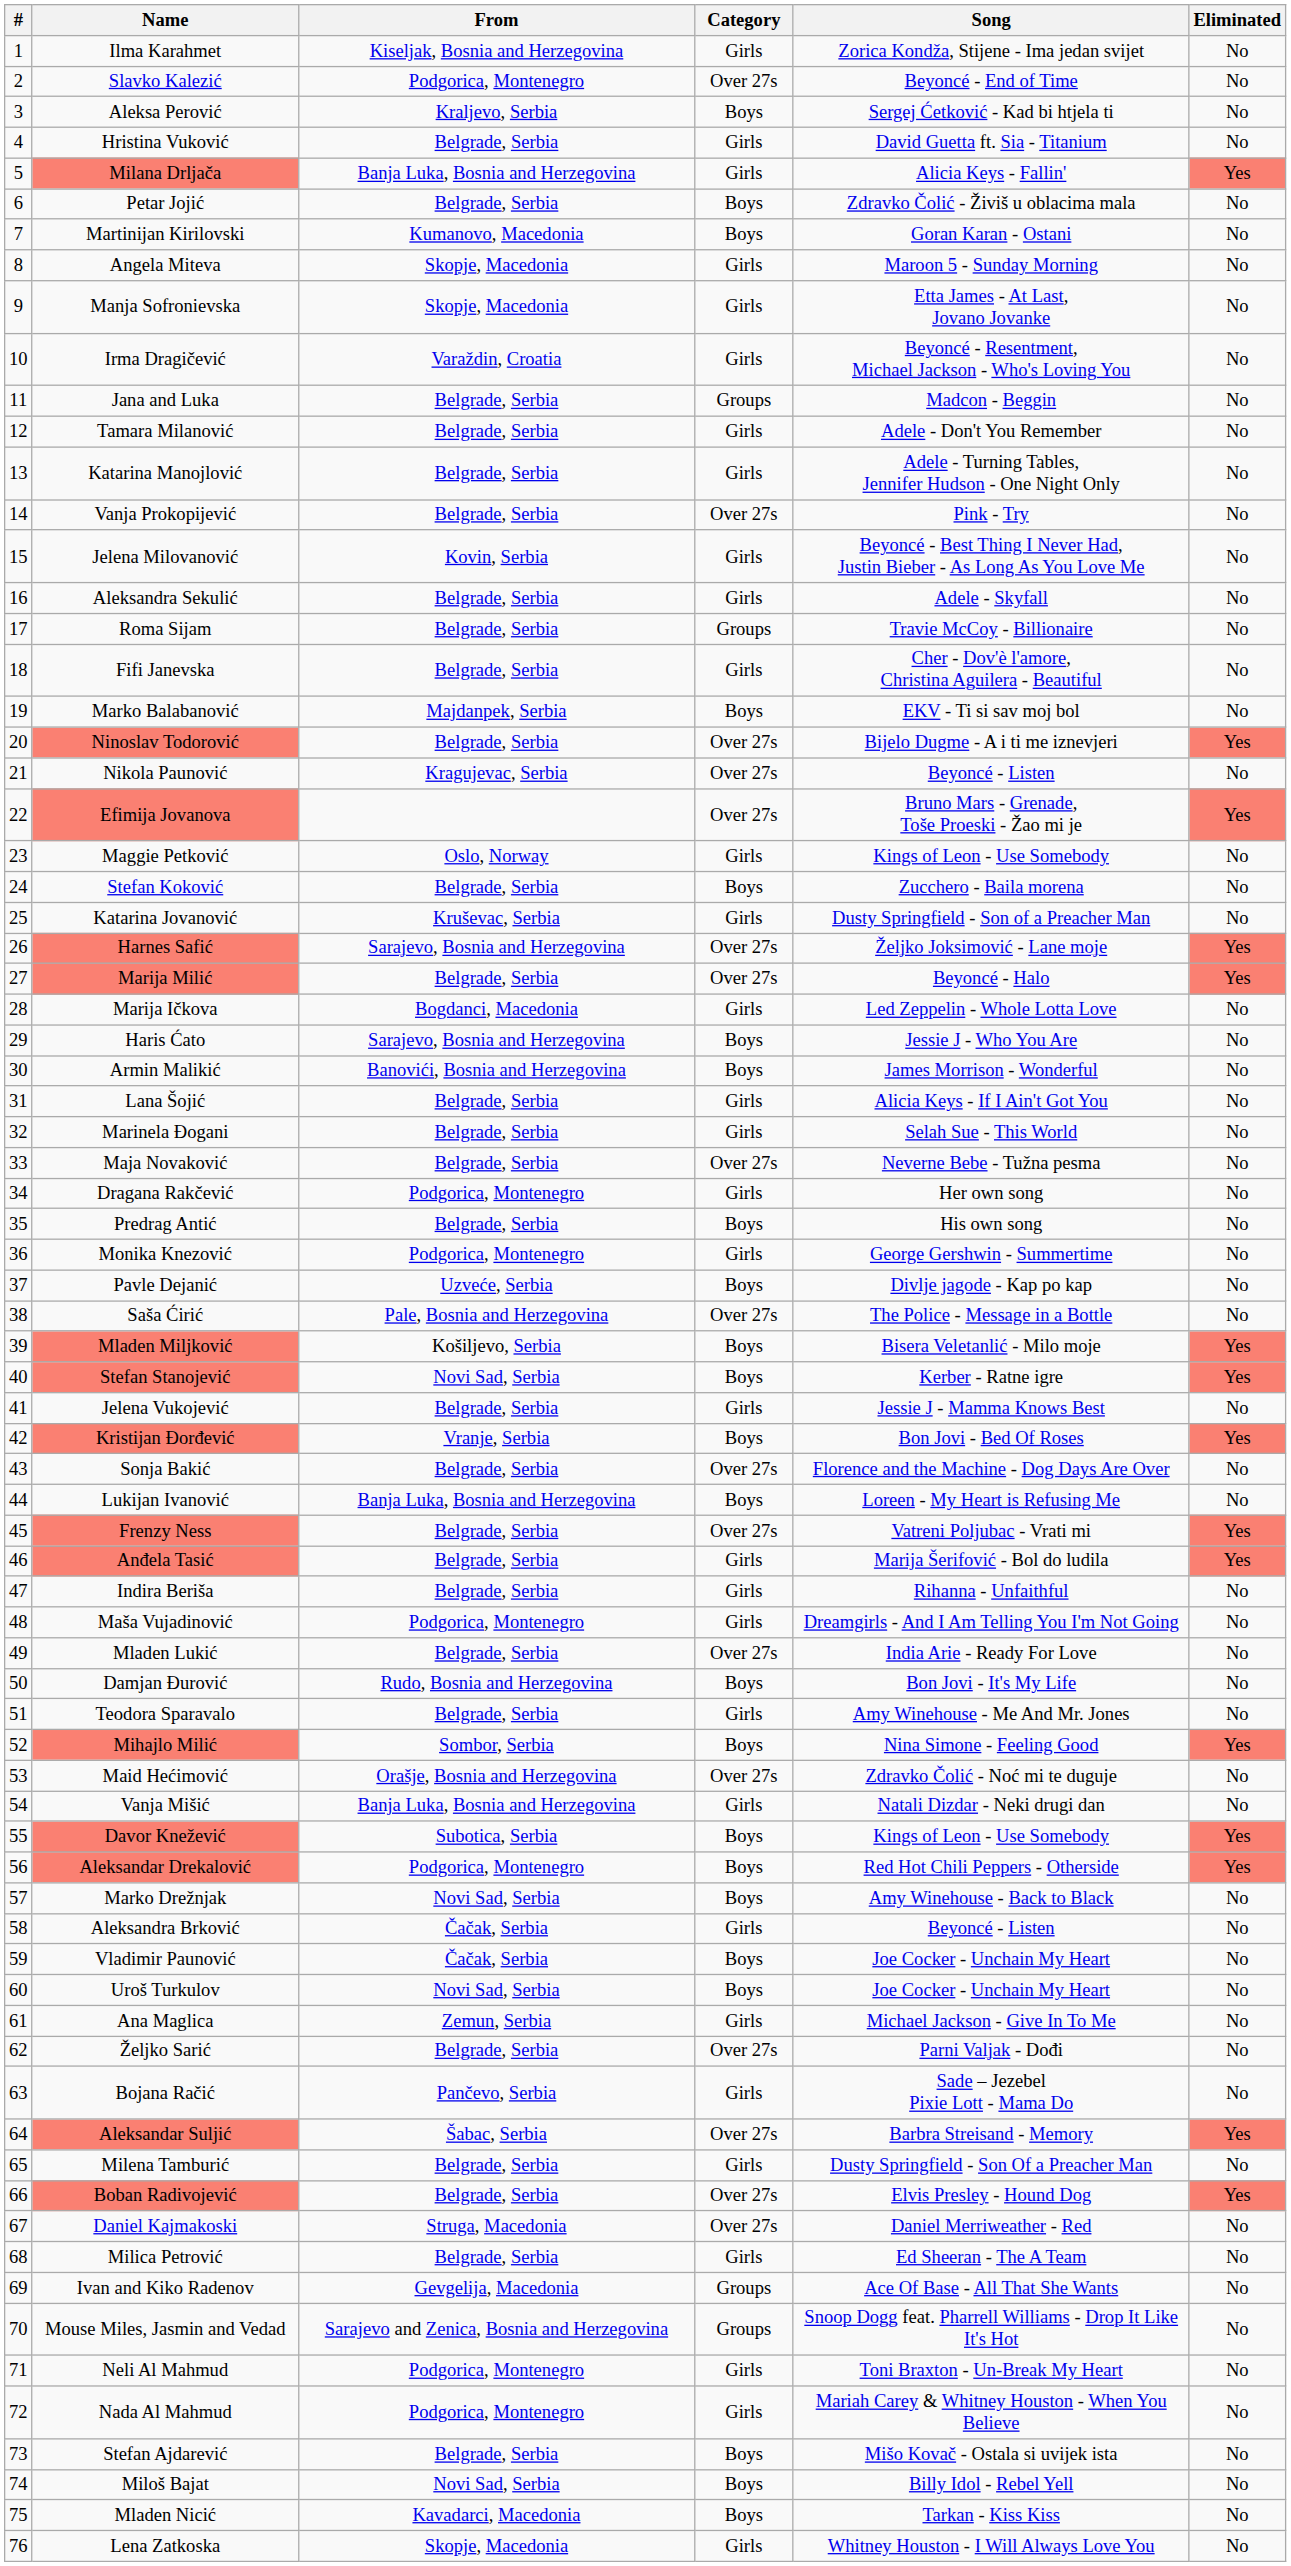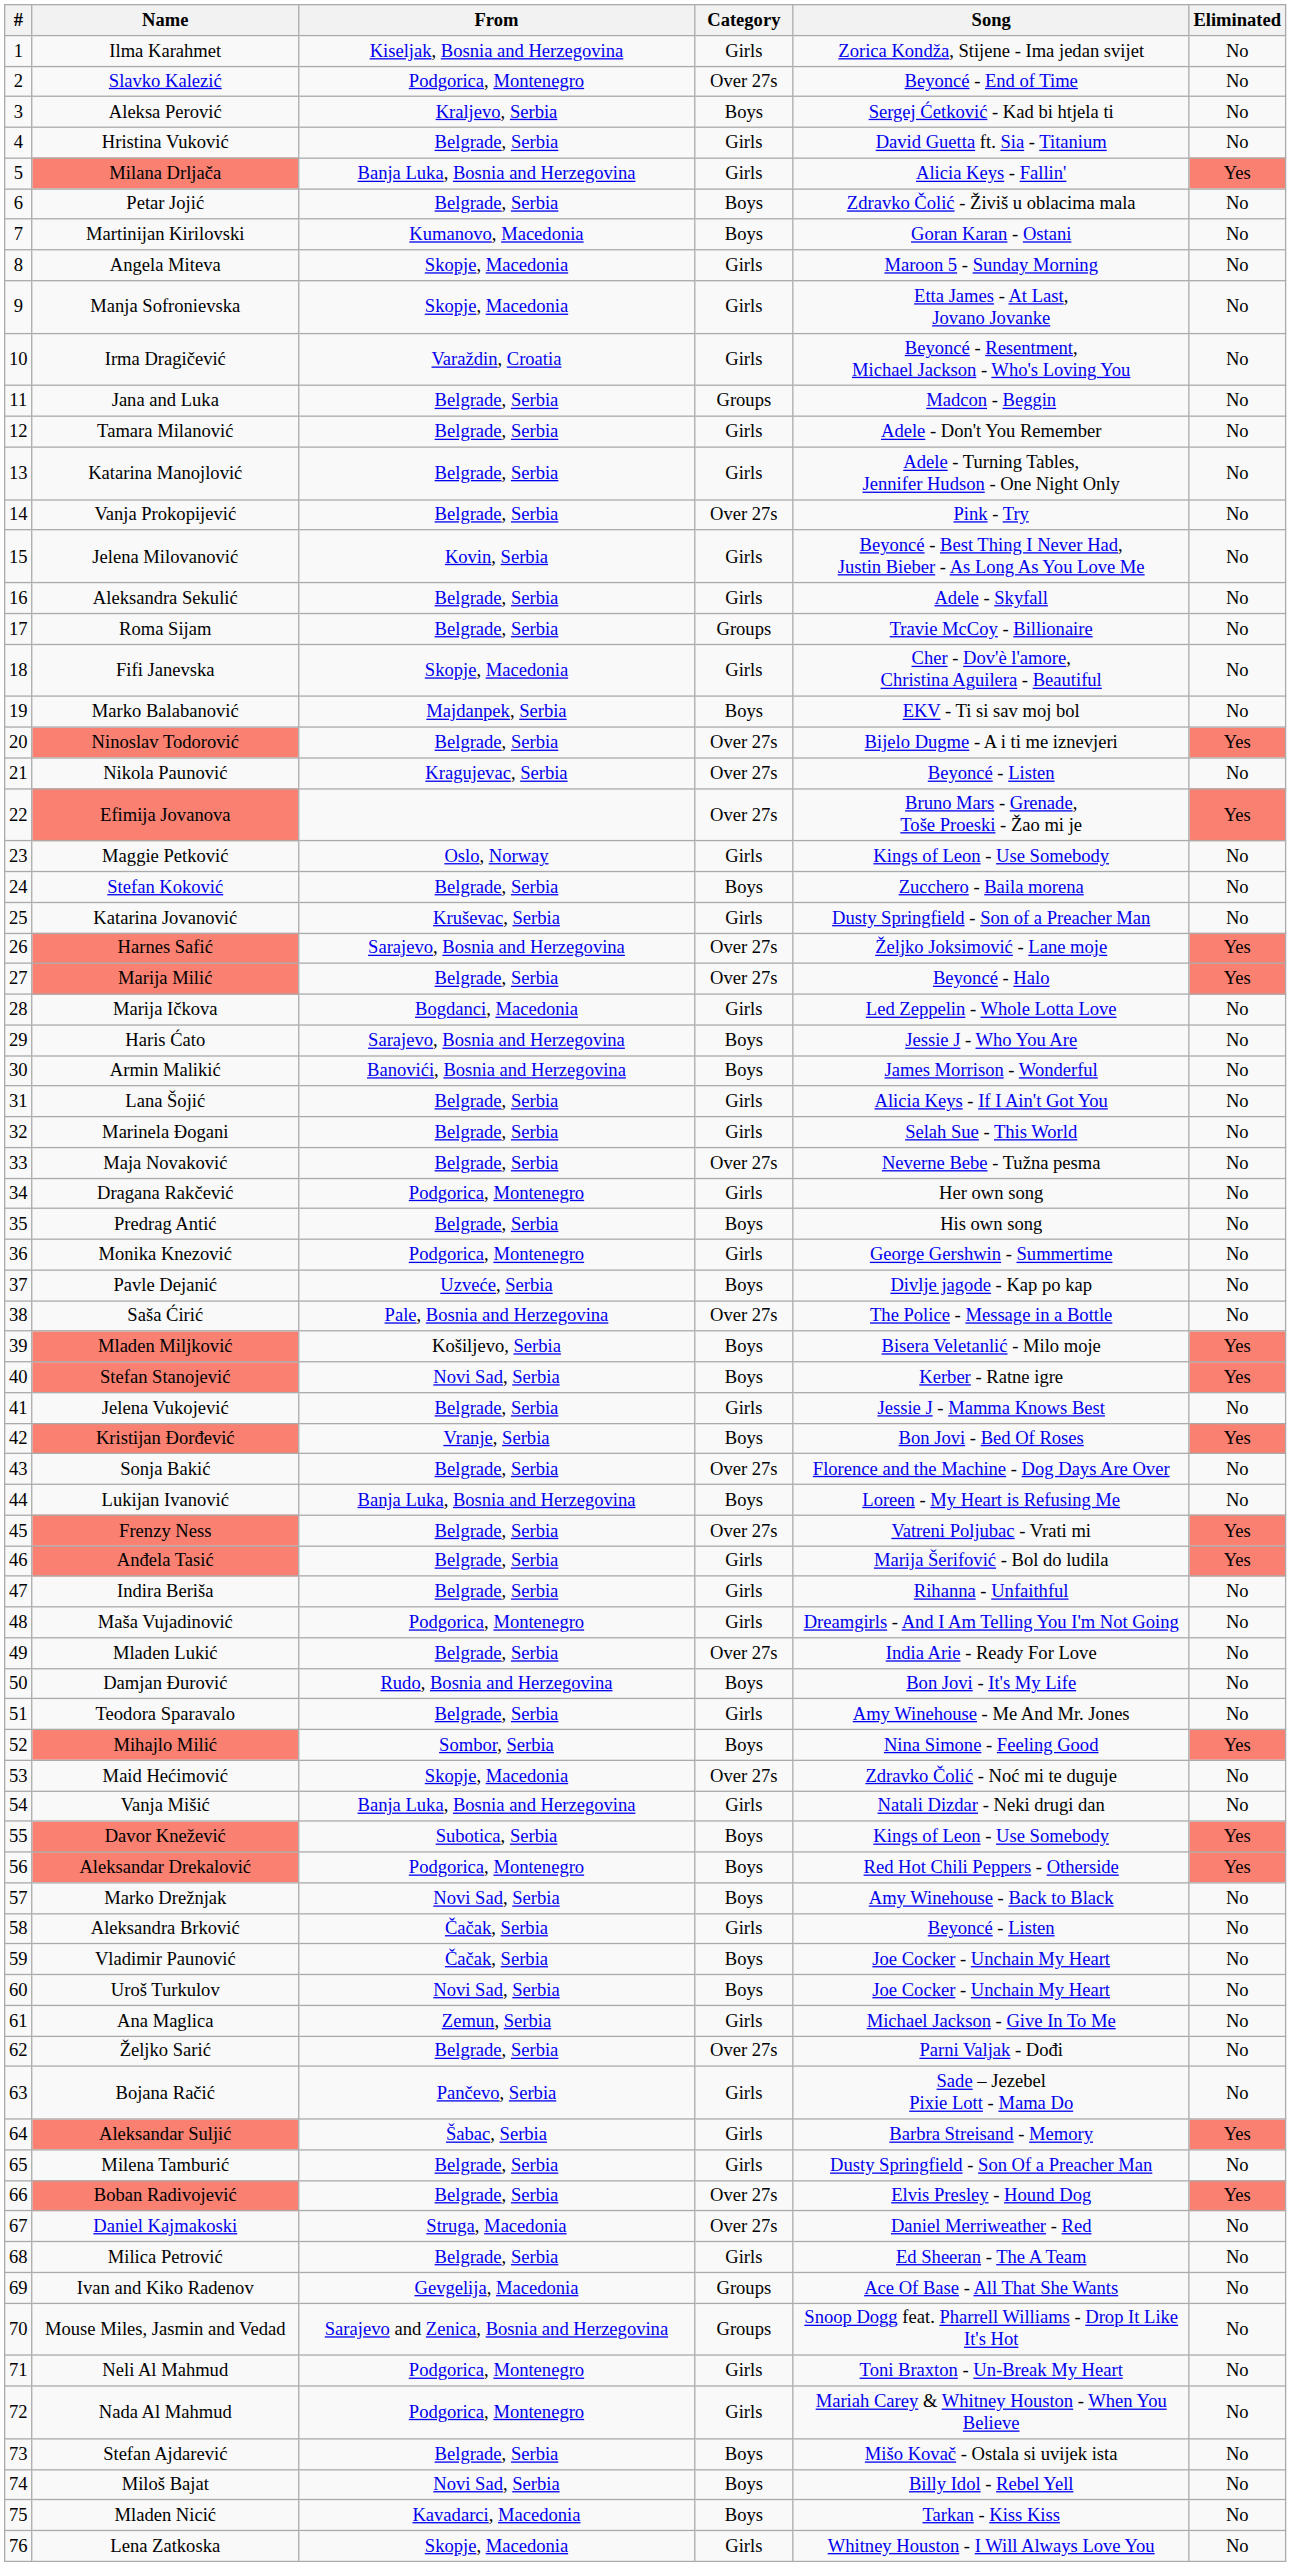(496, 670) Belgrade, Serbia -> (496, 670) Skopje, Macedonia
(496, 1775) Orašje, Bosnia and Herzegovina -> (496, 1775) Skopje, Macedonia
(744, 2134) Over 27s -> (744, 2134) Girls
